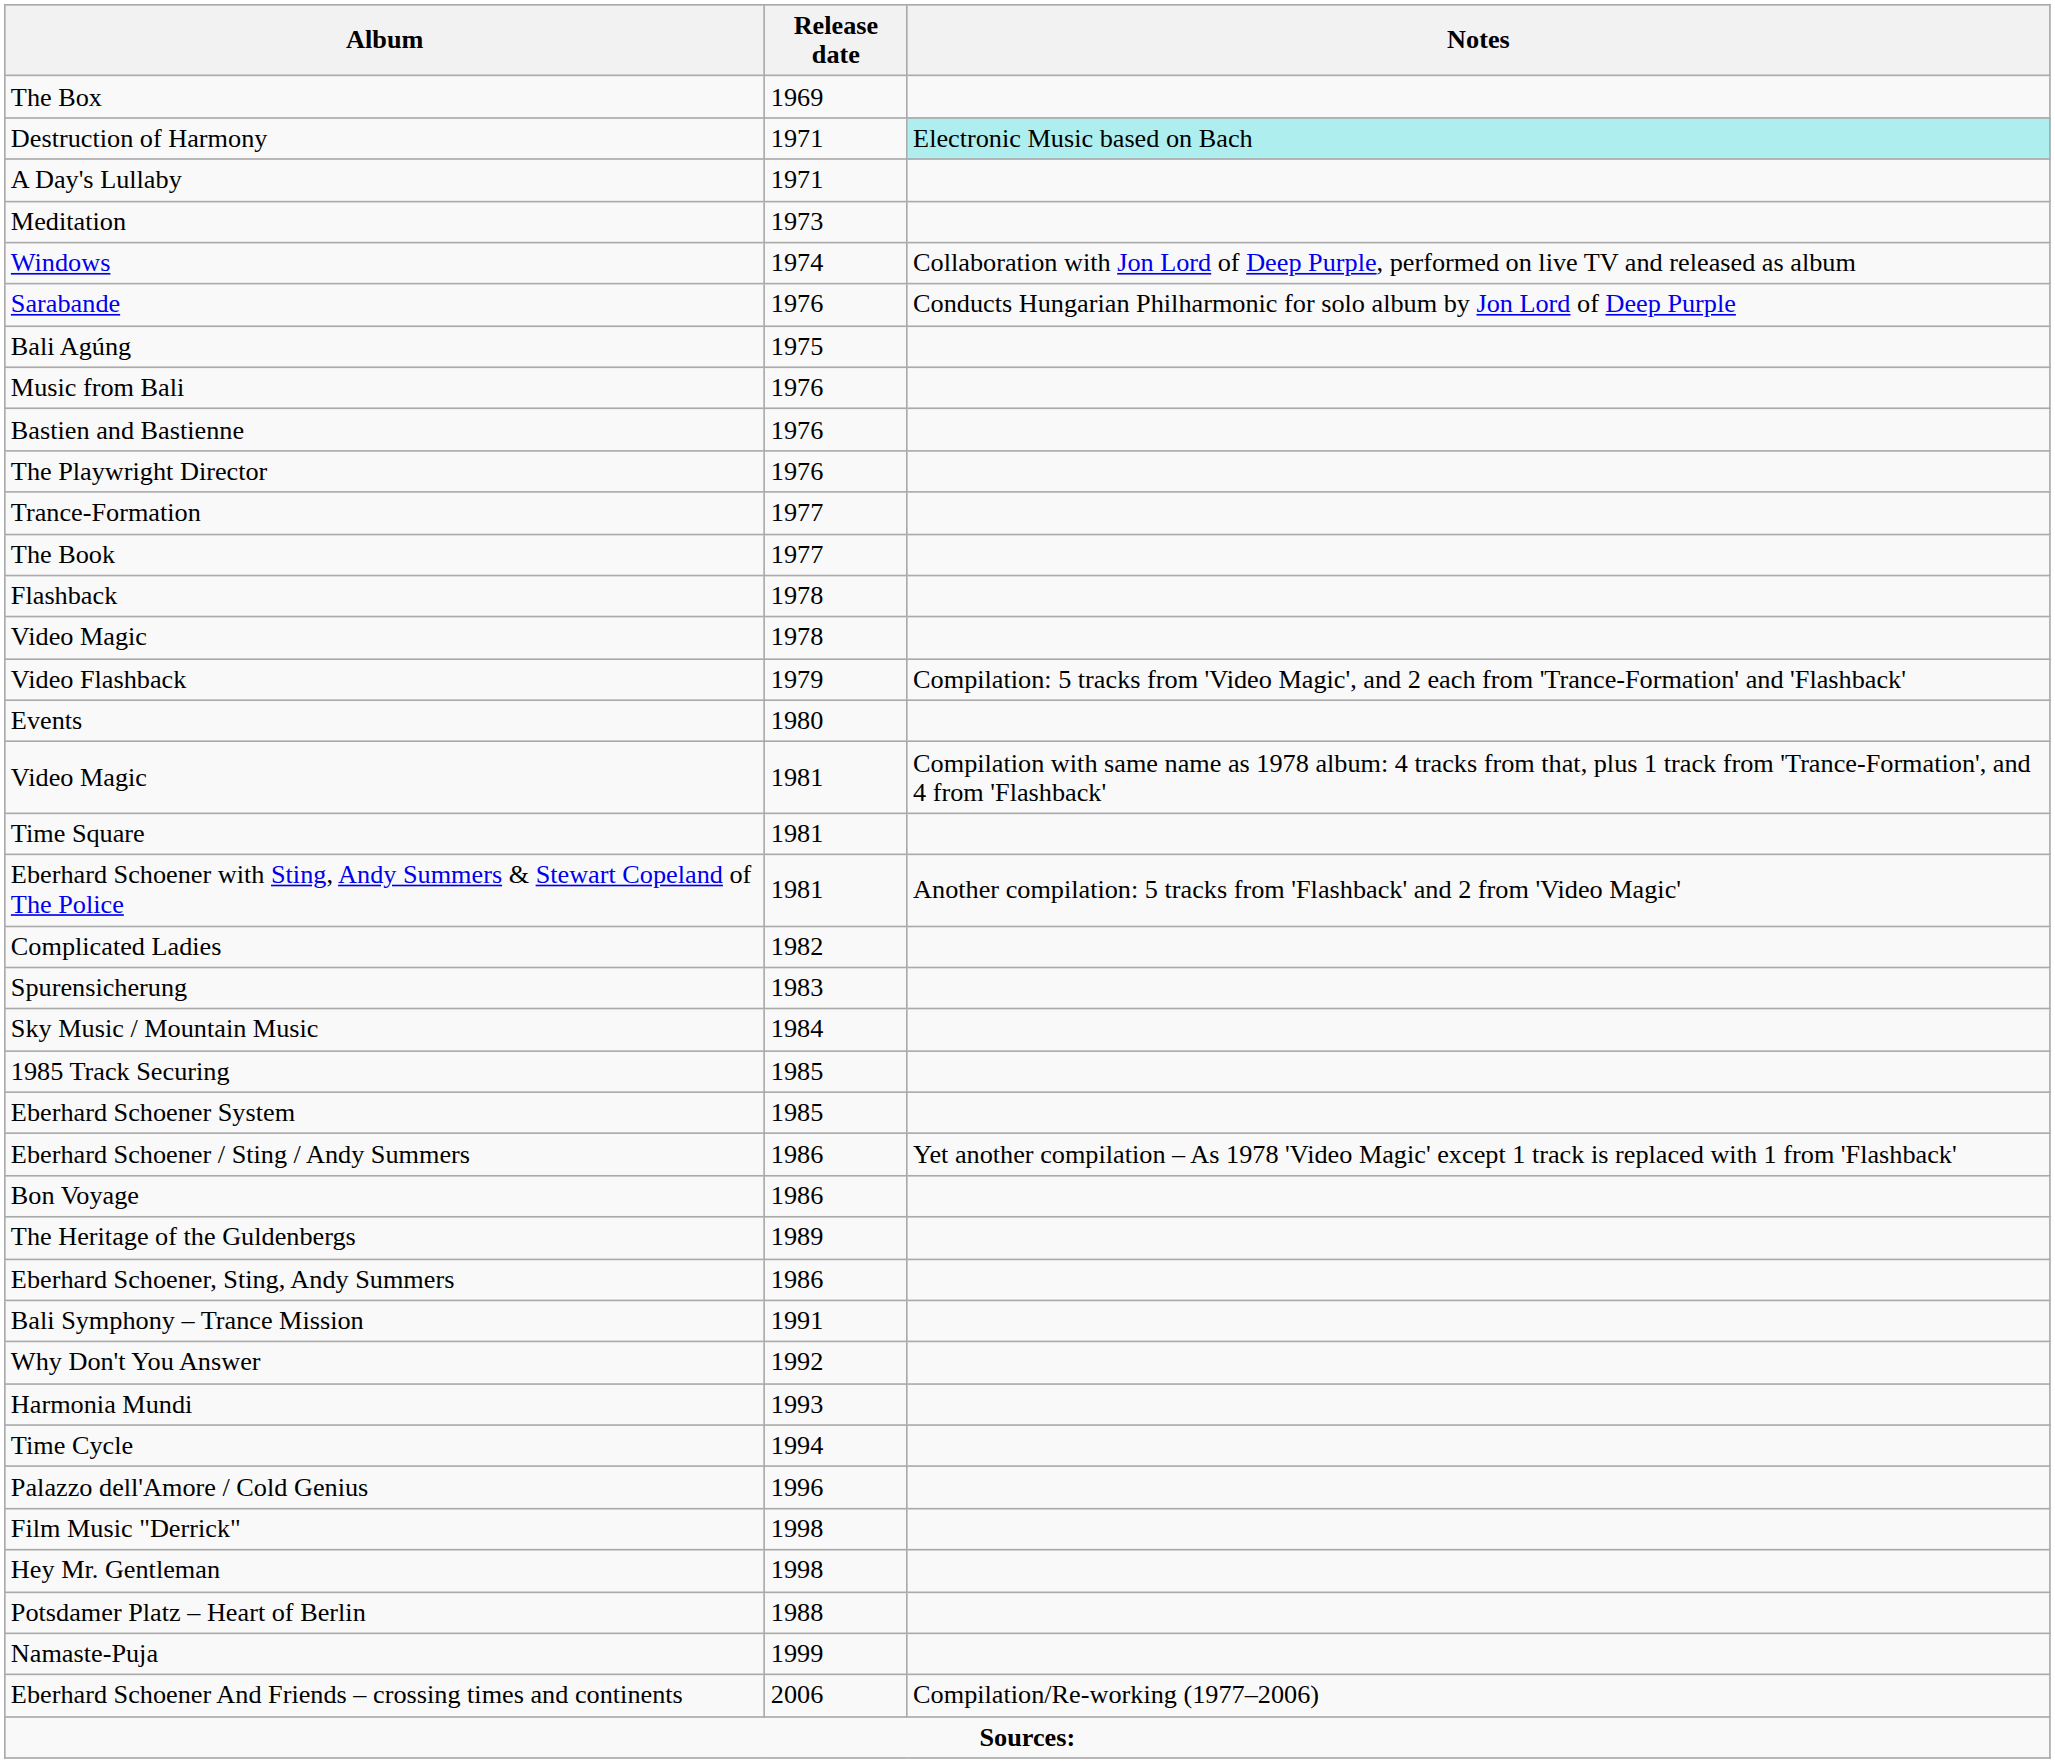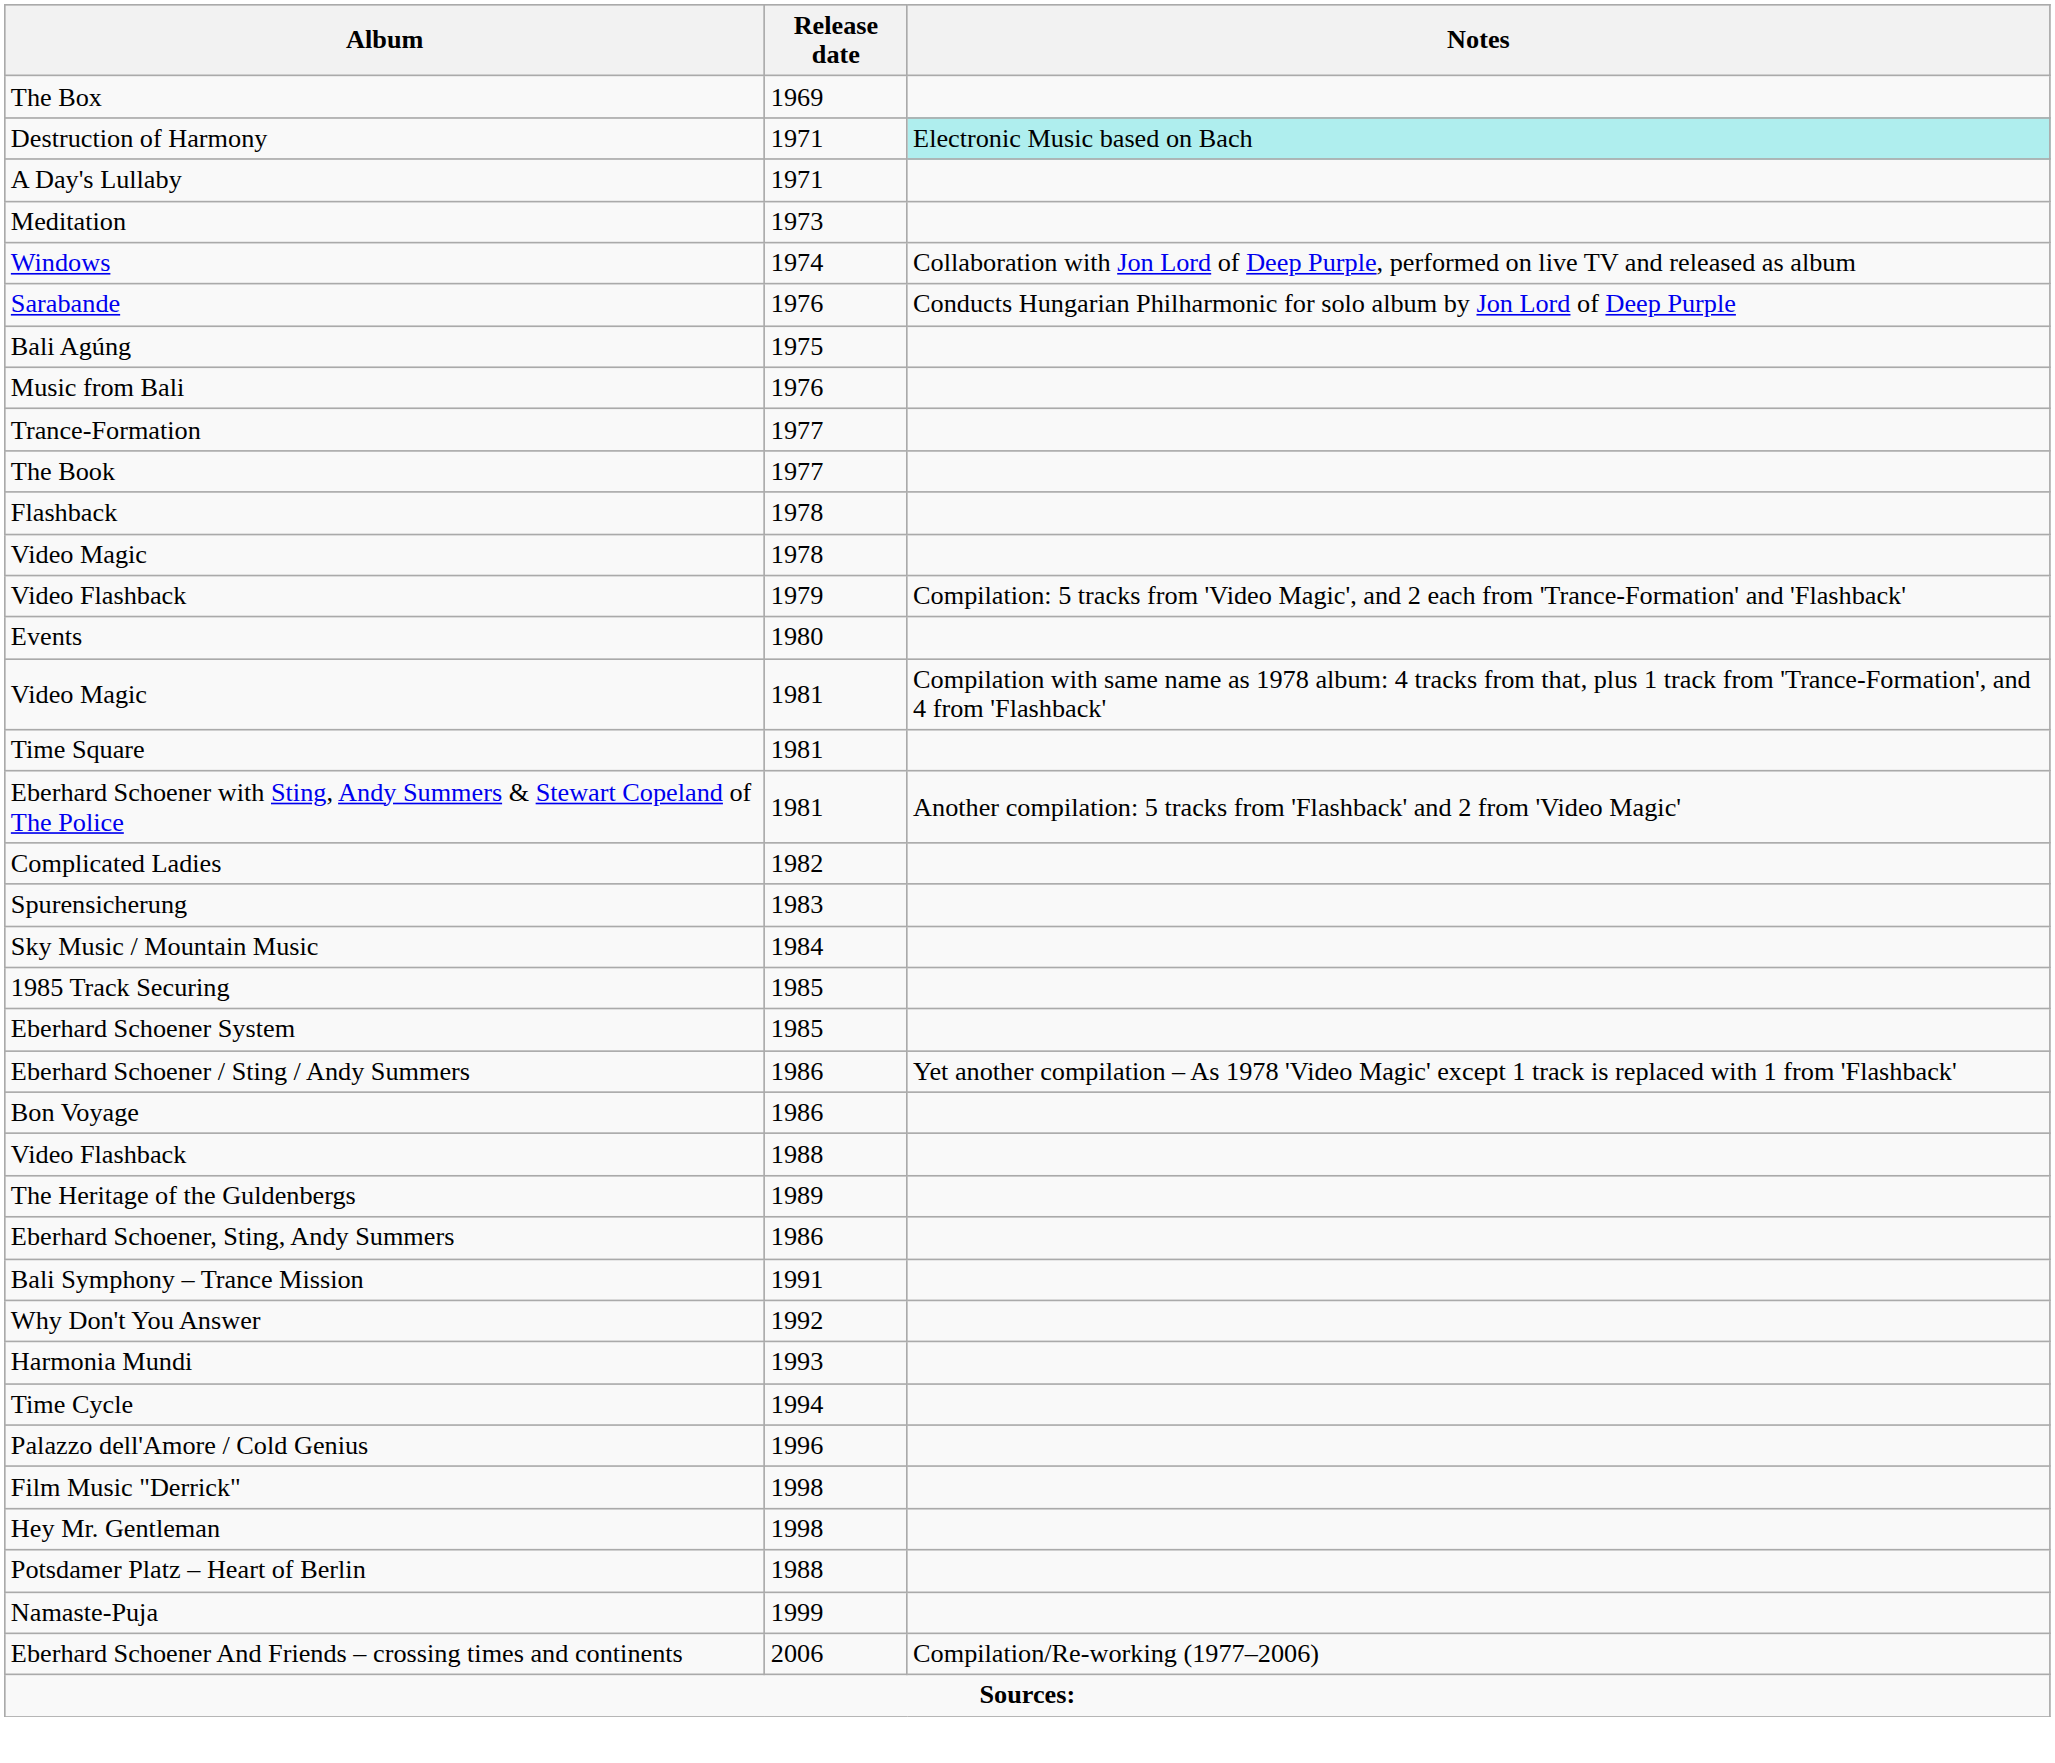- row: (127, 429)
- row: (139, 470)
+ row: (99, 1154)
